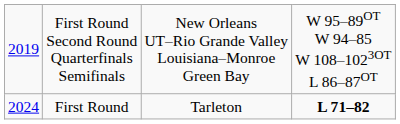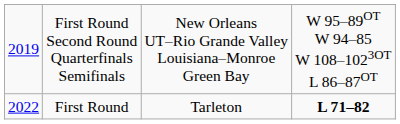(24, 106) 2024 -> (24, 106) 2022
